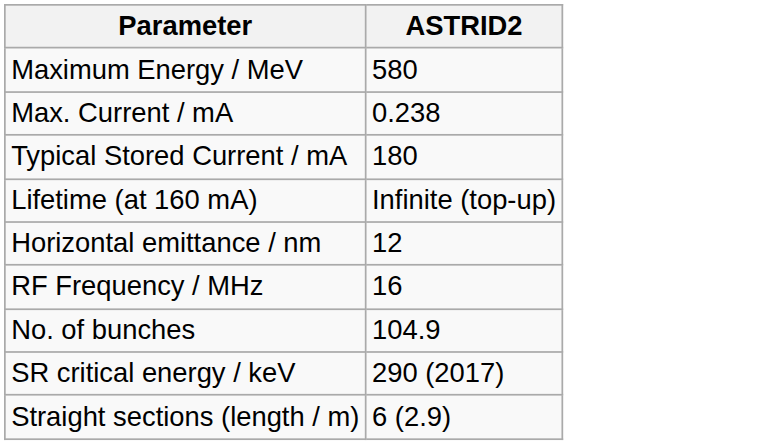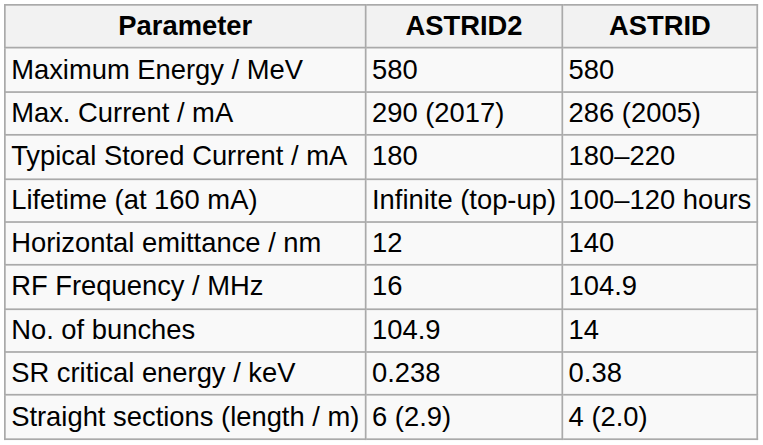+ column: (660, 26)
(406, 112) 0.238 -> (438, 112) 290 (2017)
(438, 373) 290 (2017) -> (406, 373) 0.238
